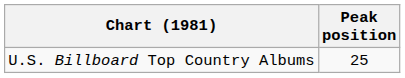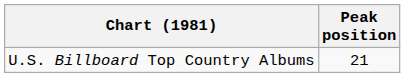(359, 60) 25 -> (359, 60) 21
